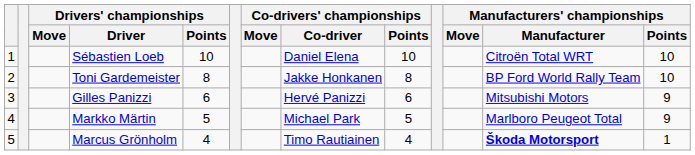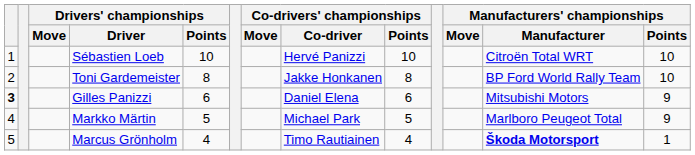(321, 56) Daniel Elena -> (324, 56) Hervé Panizzi
(11, 98) normal -> (11, 98) bold
(324, 98) Hervé Panizzi -> (321, 98) Daniel Elena
